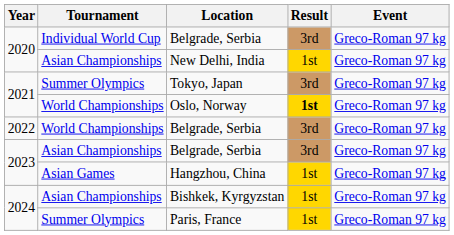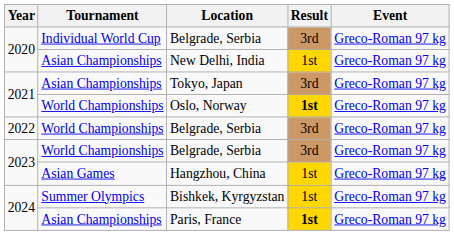(93, 83) Summer Olympics -> (102, 83) Asian Championships
(102, 151) Asian Championships -> (102, 151) World Championships
(102, 196) Asian Championships -> (93, 196) Summer Olympics
(93, 218) Summer Olympics -> (102, 218) Asian Championships
(309, 218) normal -> (309, 218) bold
